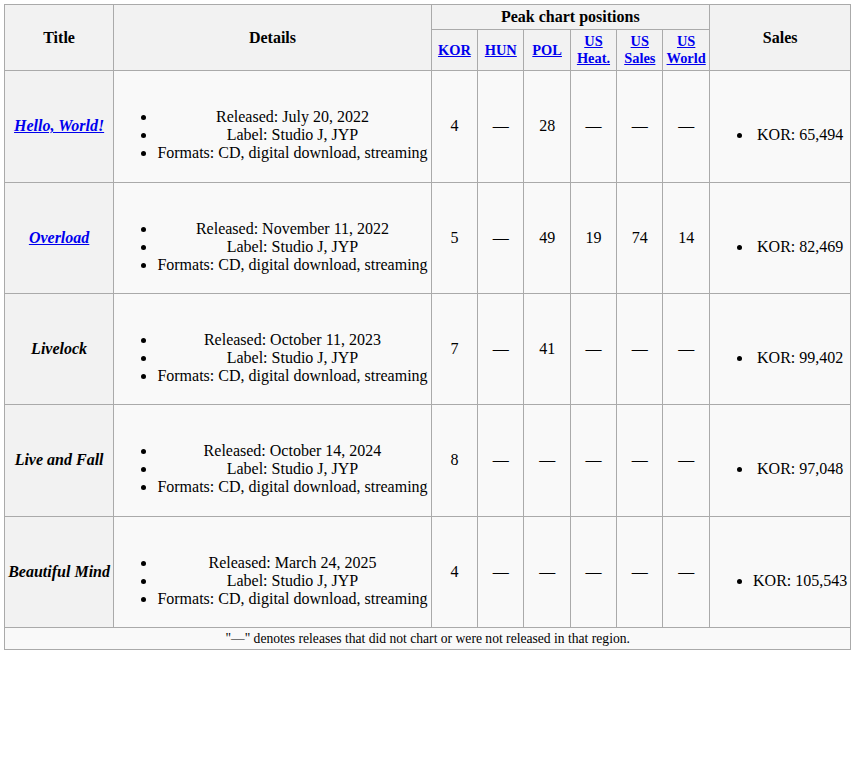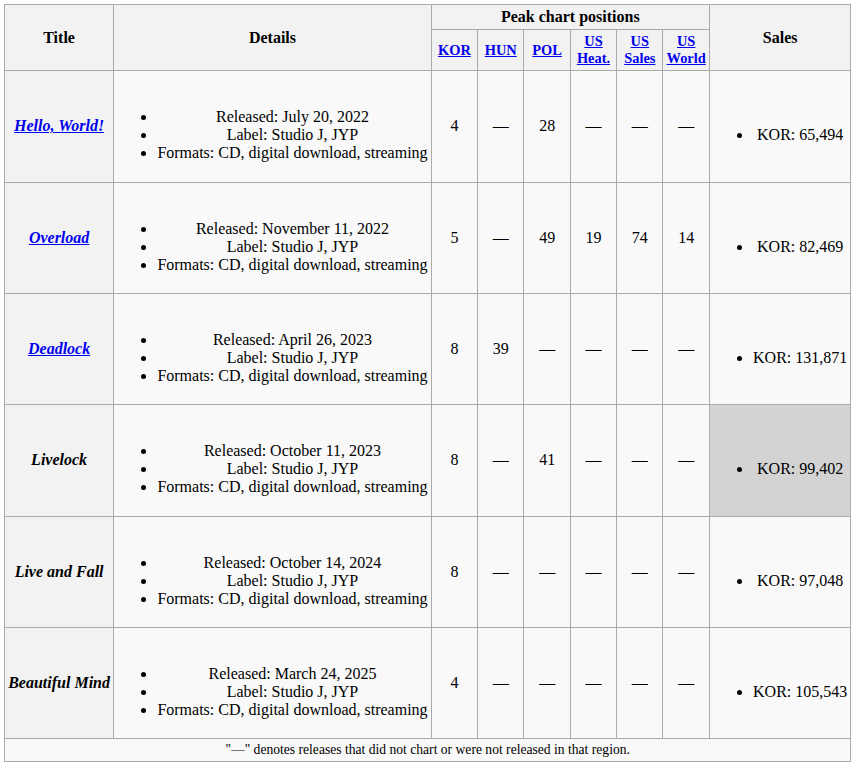+ row: (59, 349)
(454, 349) 7 -> (454, 460) 8
(780, 358) no background -> (780, 469) lightgrey background
